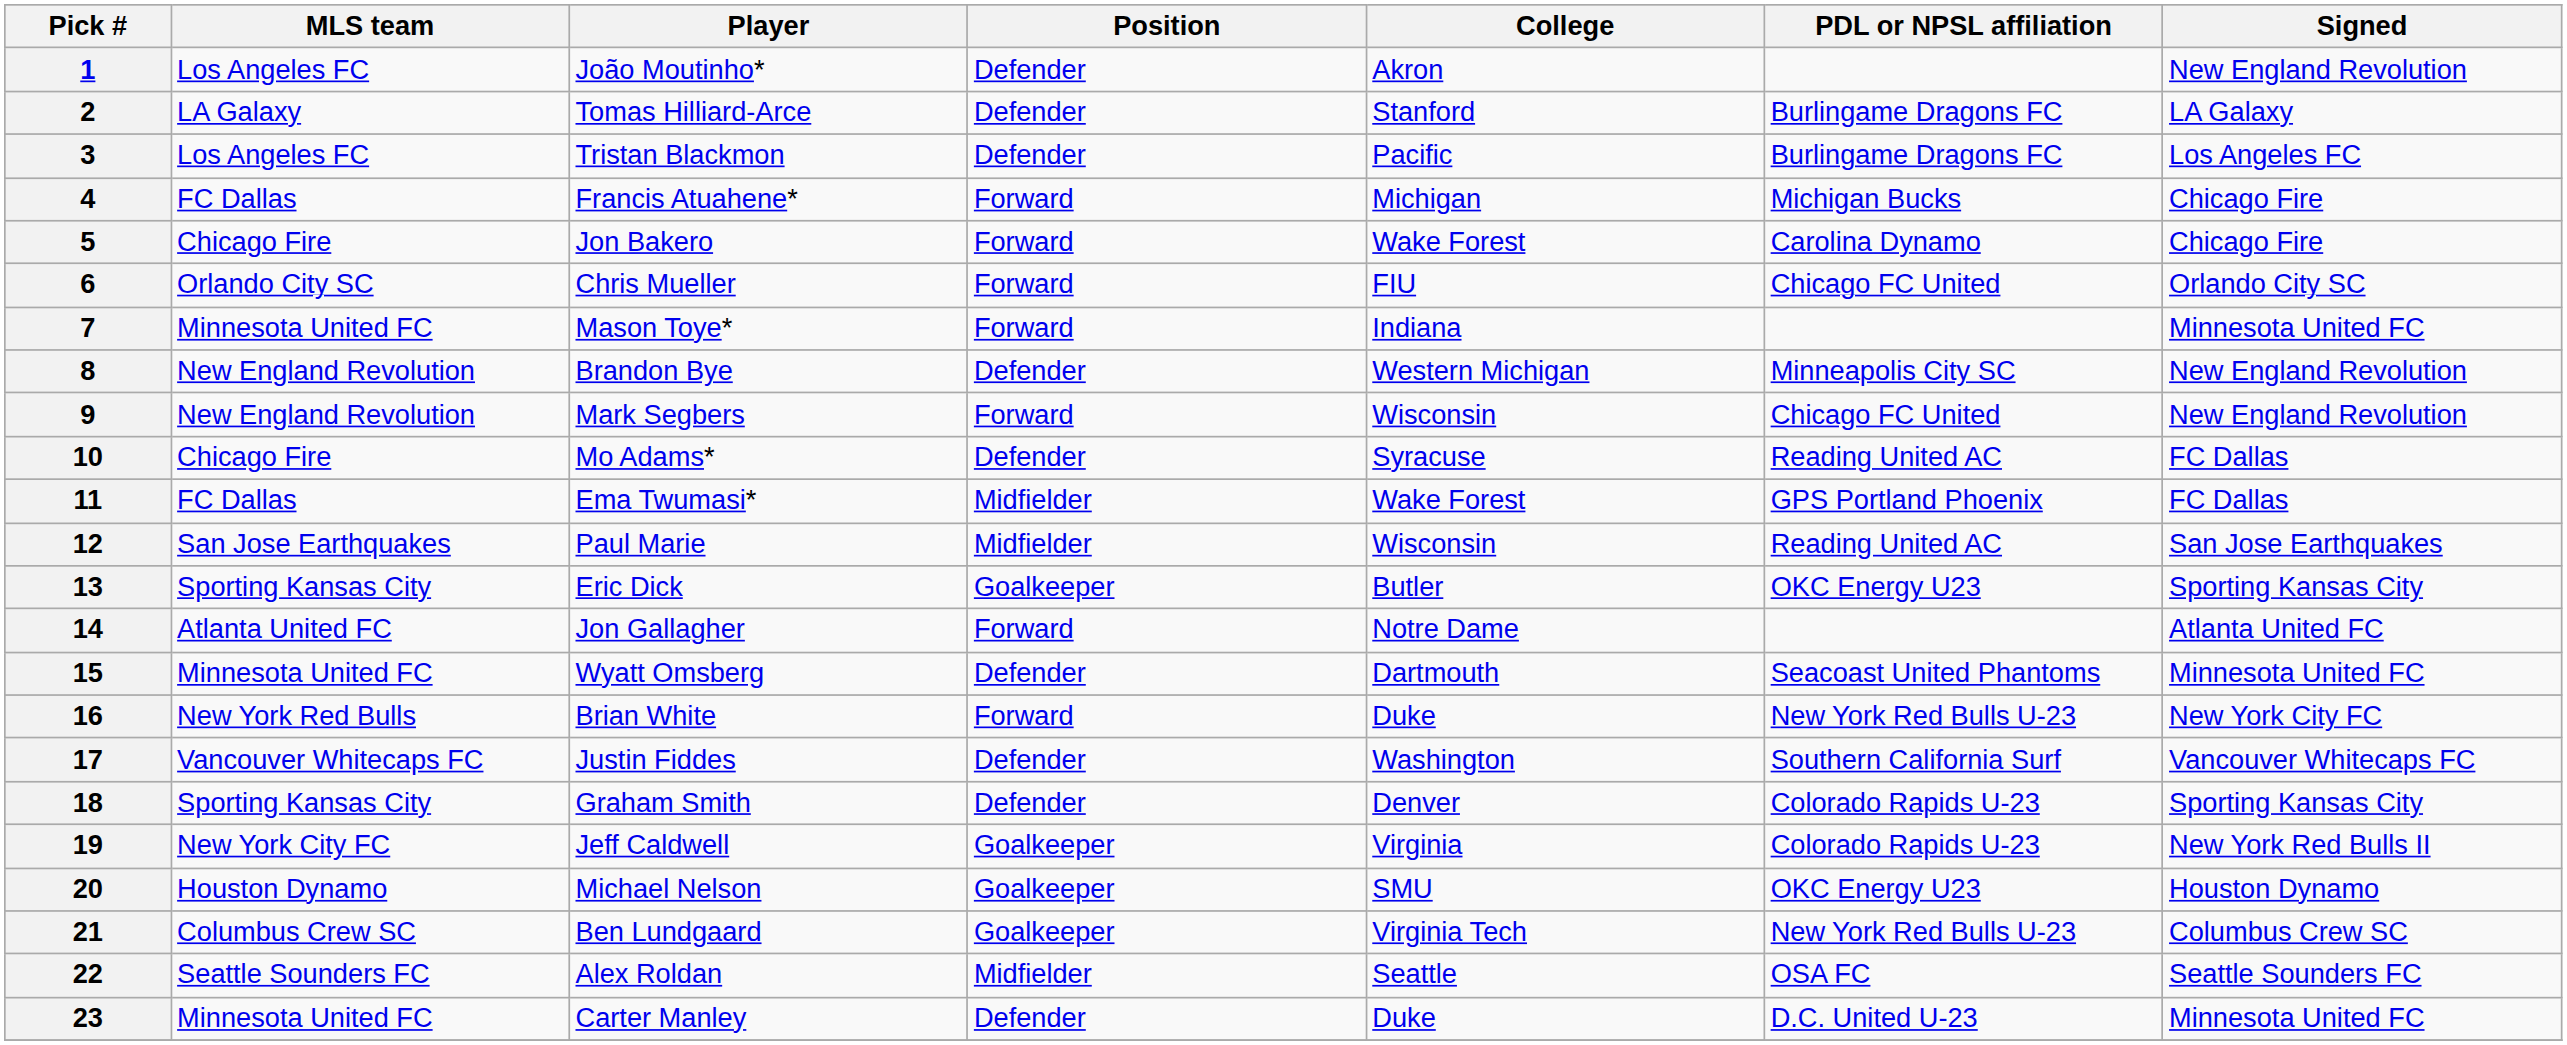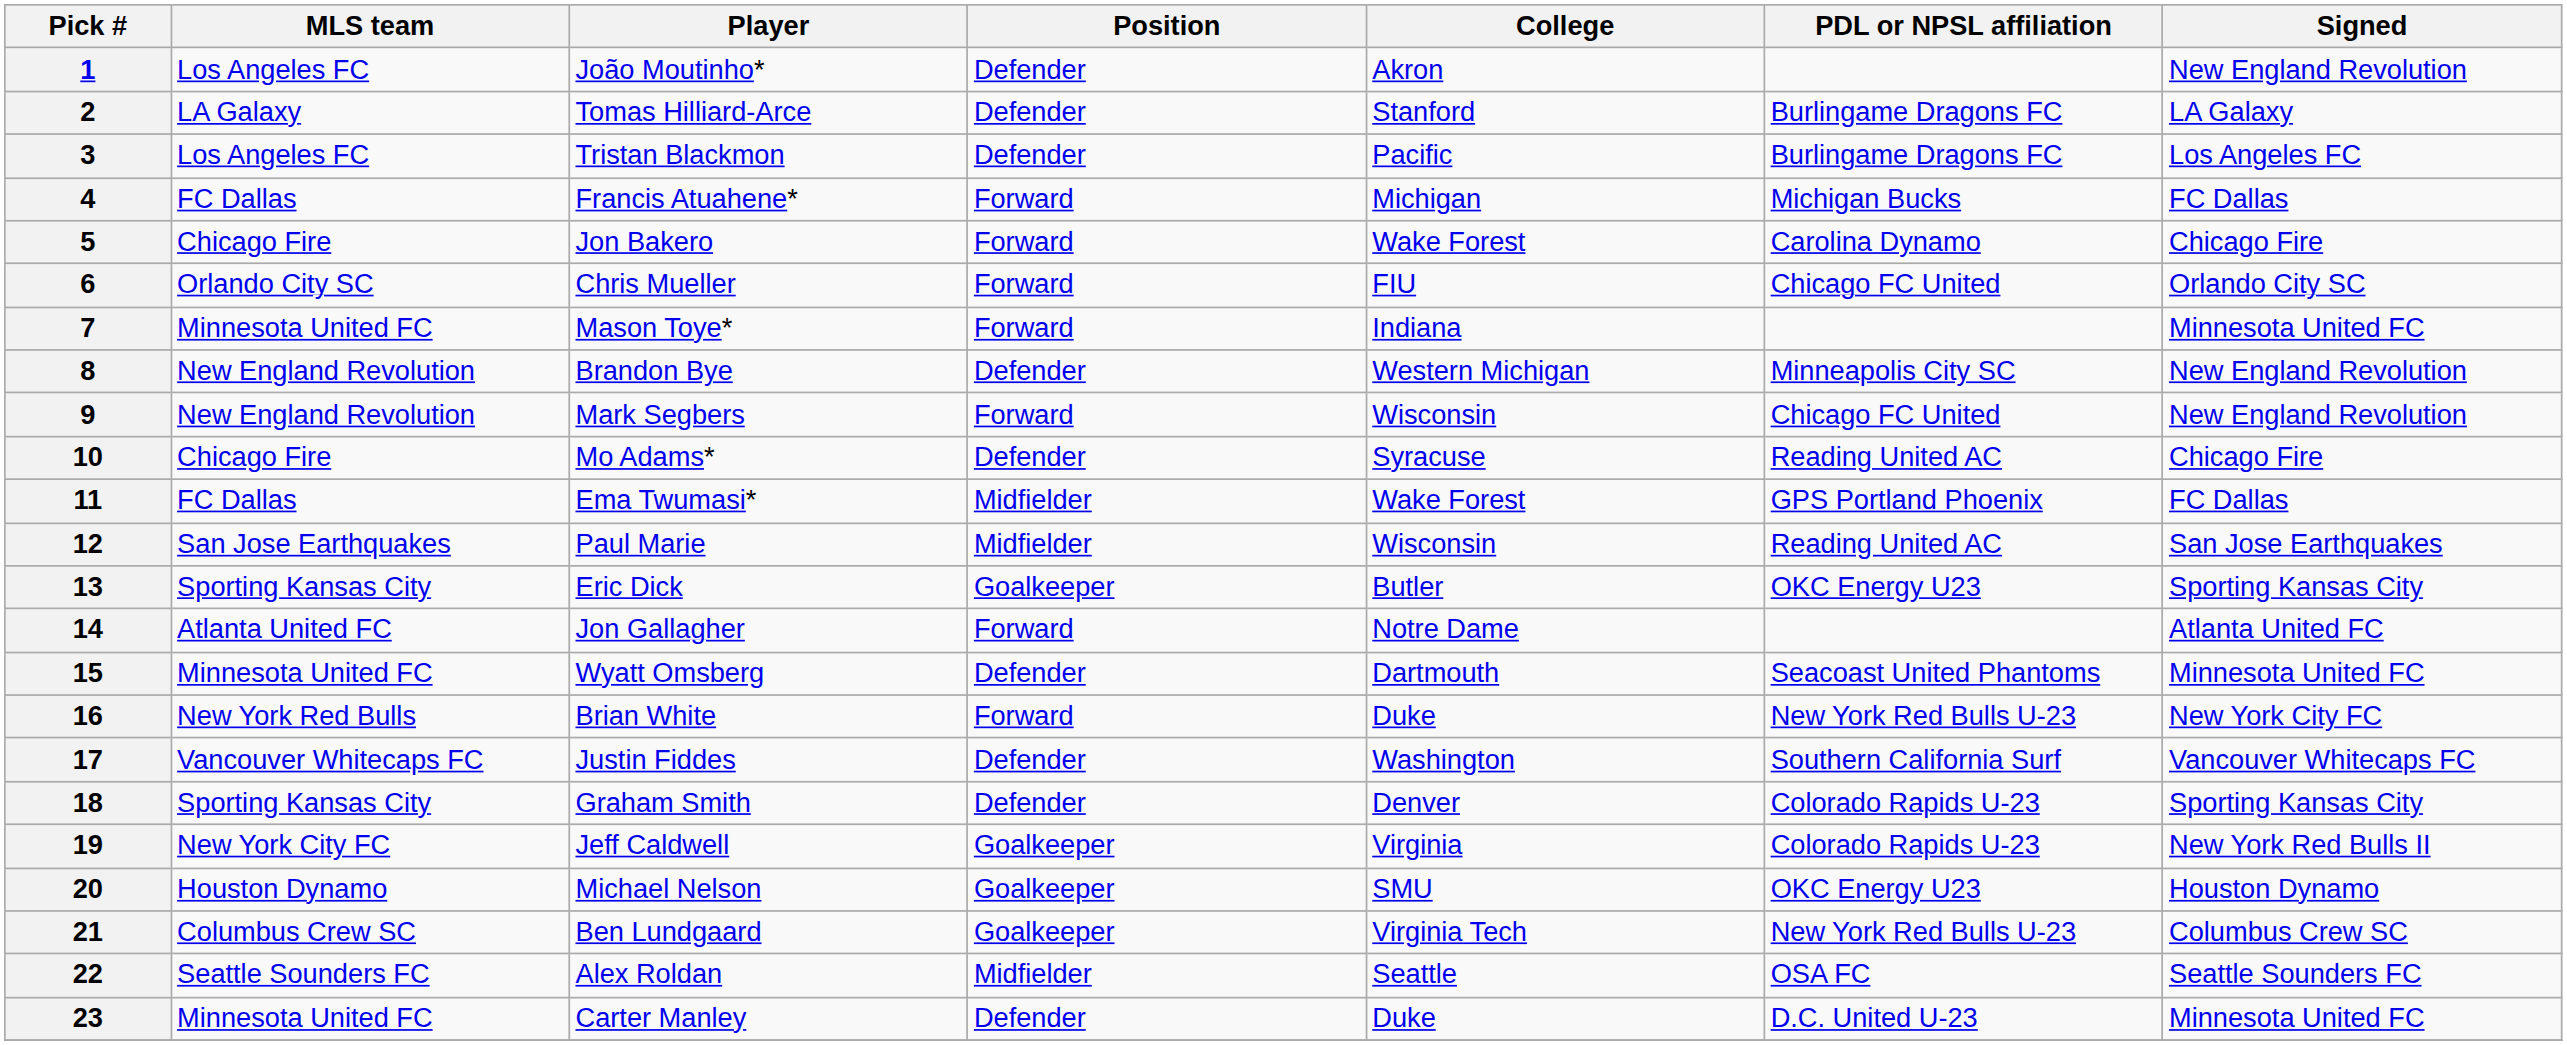(2246, 198) Chicago Fire -> (2229, 198) FC Dallas
(2229, 457) FC Dallas -> (2246, 457) Chicago Fire
